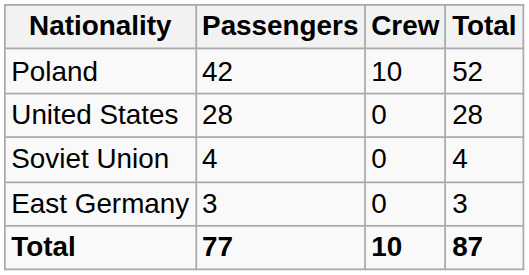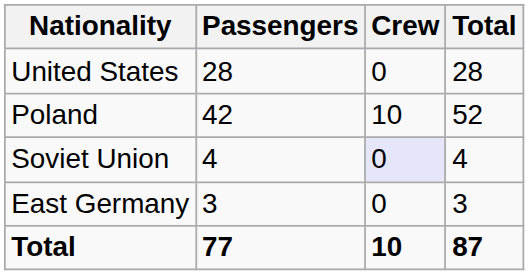rows swapped: (55, 70) <-> (95, 114)
(379, 159) no background -> (379, 159) lavender background
